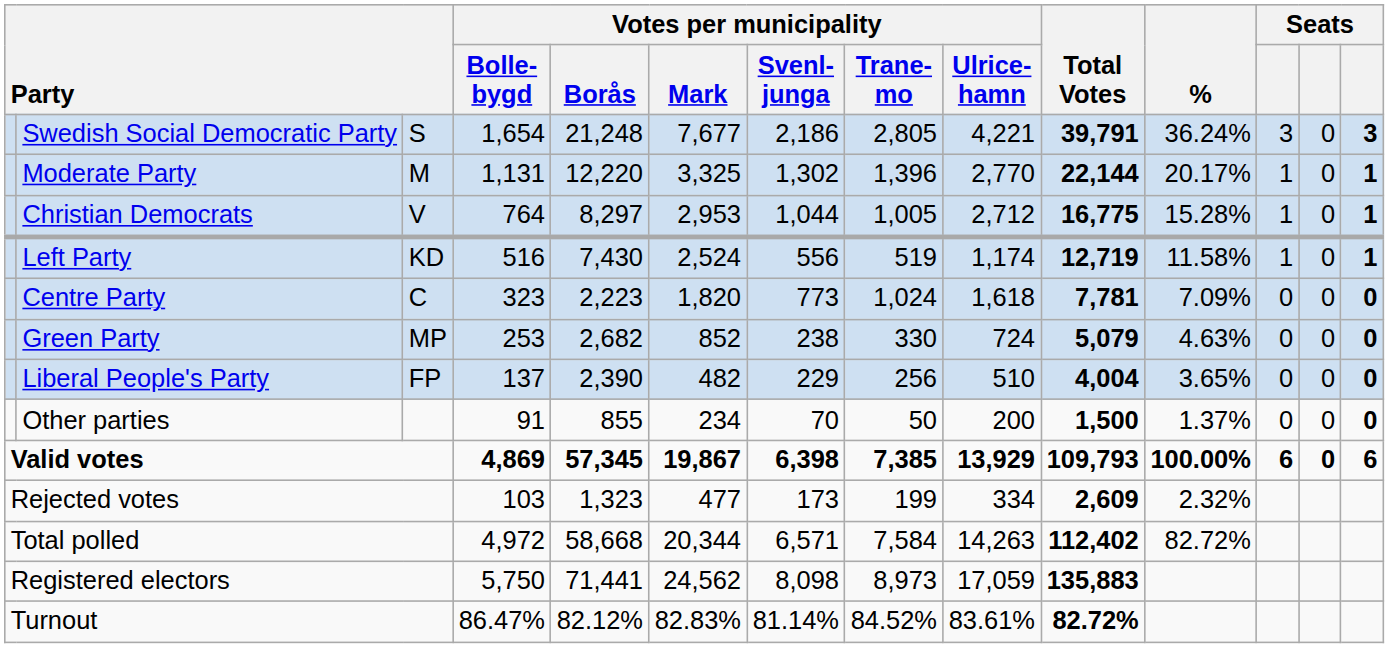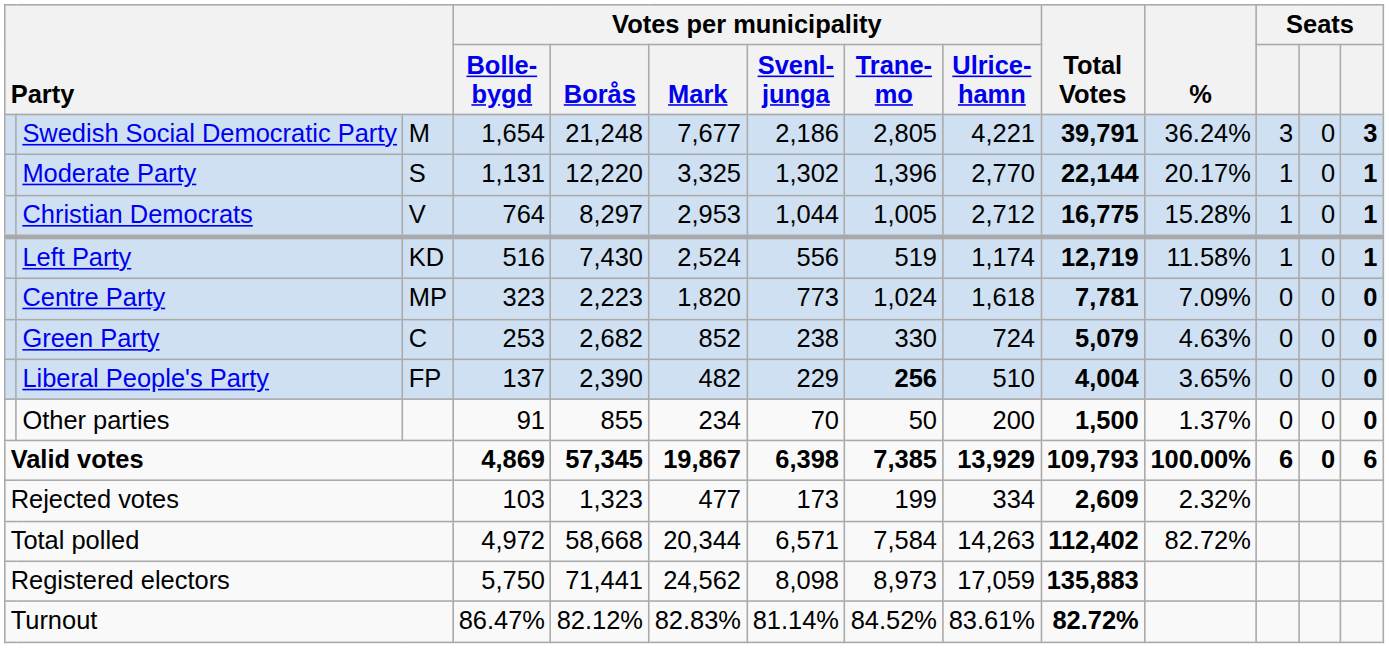(417, 133) S -> (419, 133) M
(419, 174) M -> (417, 174) S
(418, 298) C -> (428, 298) MP
(428, 338) MP -> (418, 338) C
(916, 379) normal -> (916, 379) bold
